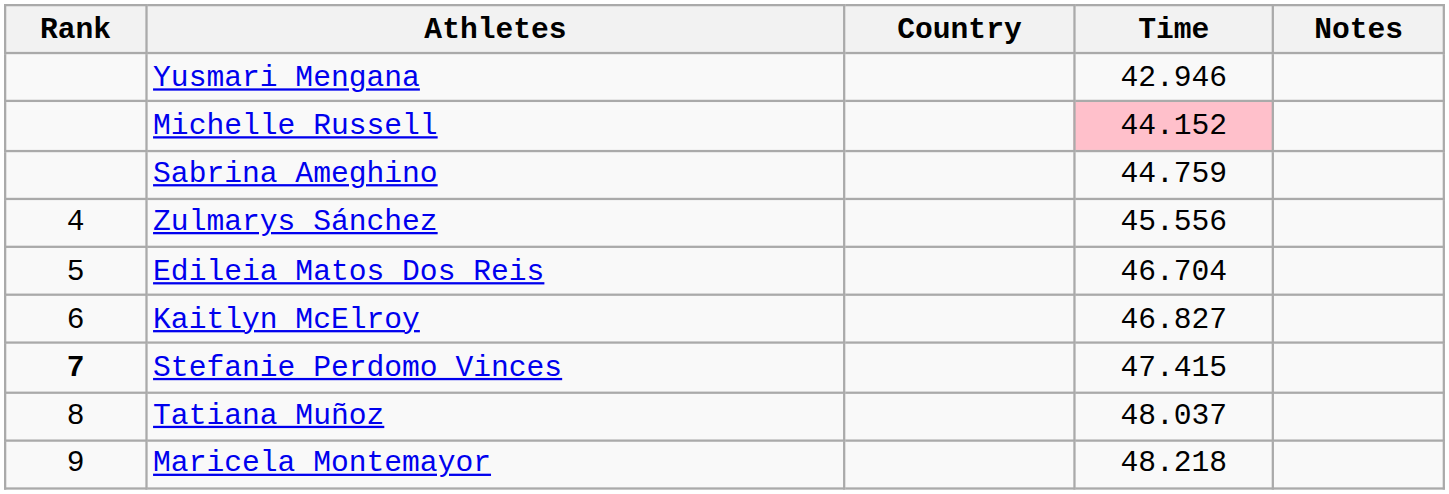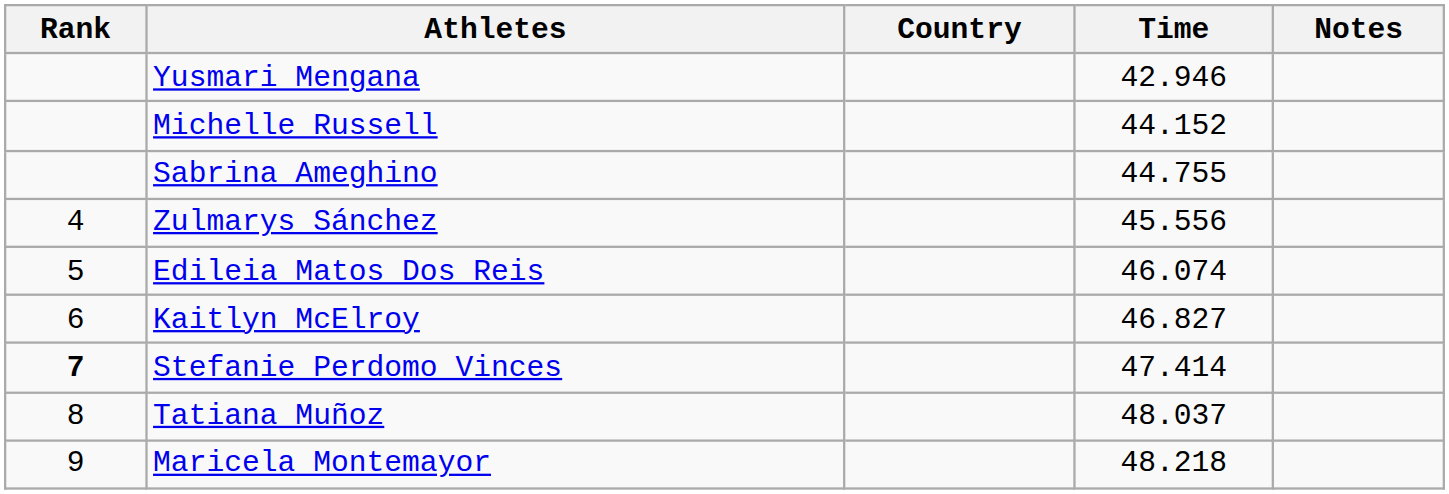(1174, 126) pink background -> (1174, 126) no background
(1174, 174) 44.759 -> (1174, 174) 44.755
(1174, 271) 46.704 -> (1174, 271) 46.074
(1174, 367) 47.415 -> (1174, 367) 47.414
